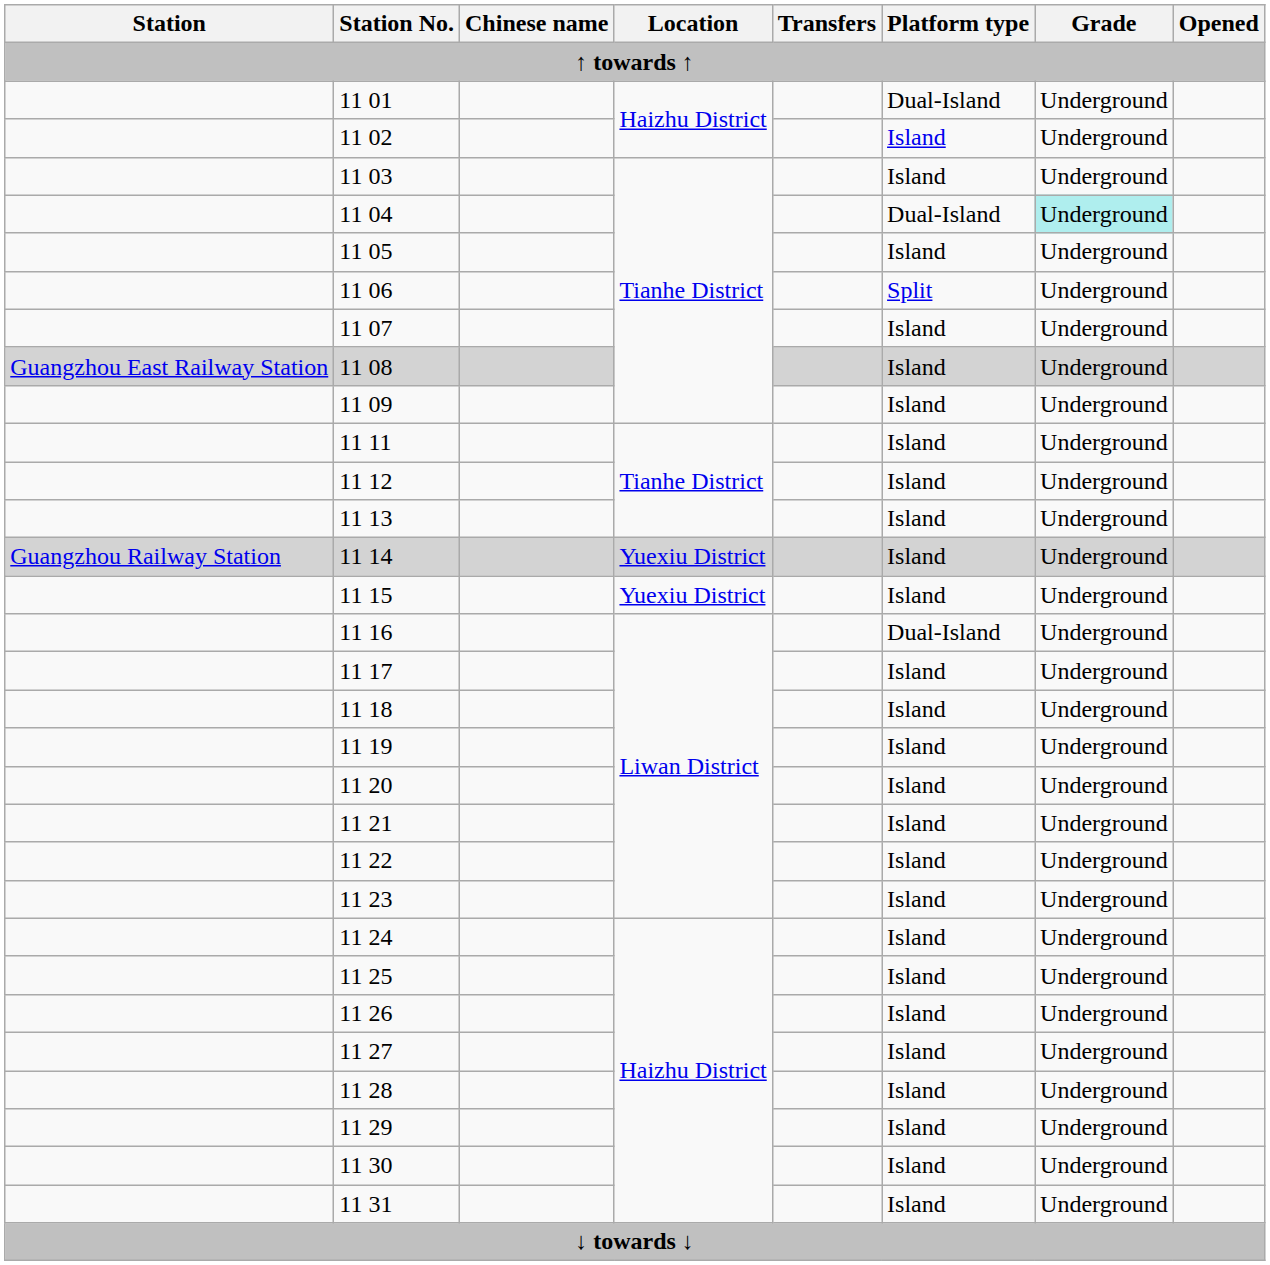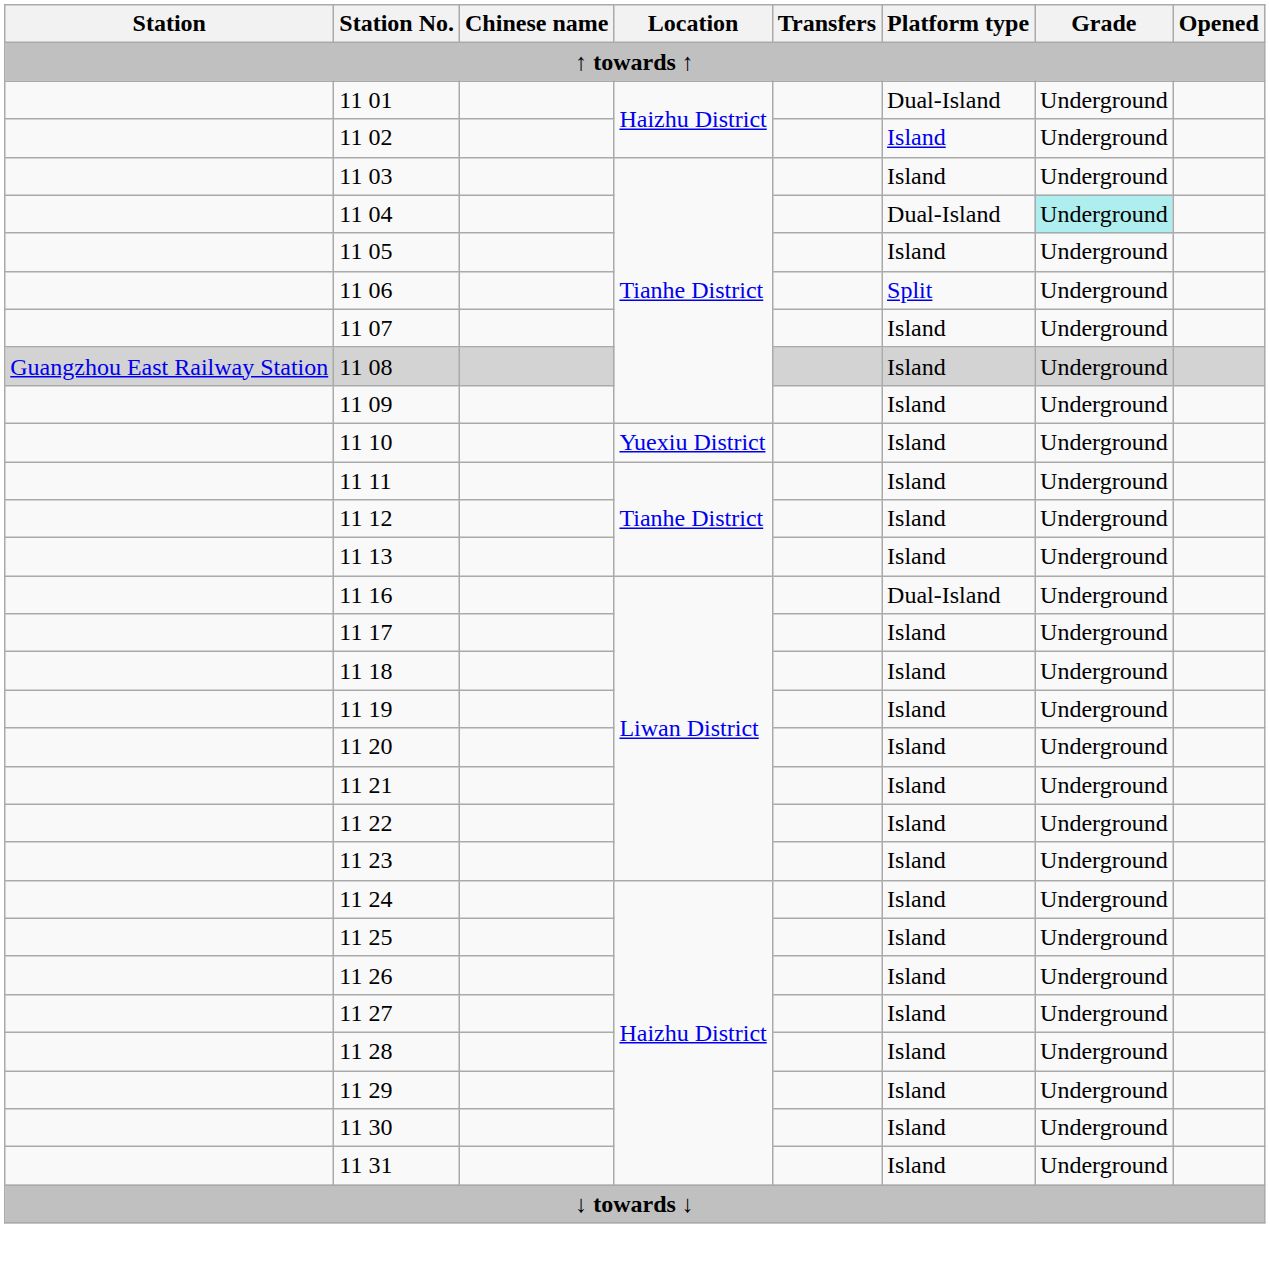+ row: (366, 442)
- row: (366, 556)
- row: (366, 594)
